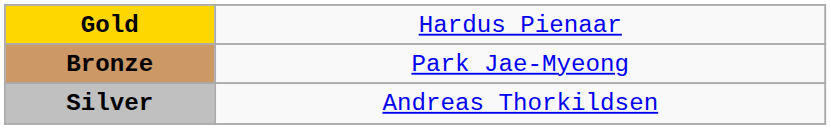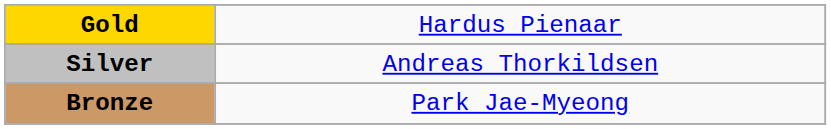rows swapped: (110, 103) <-> (110, 64)
